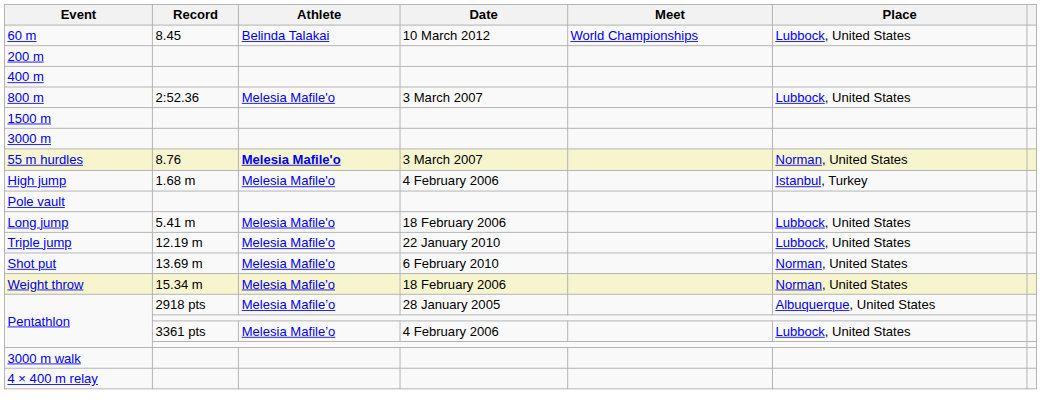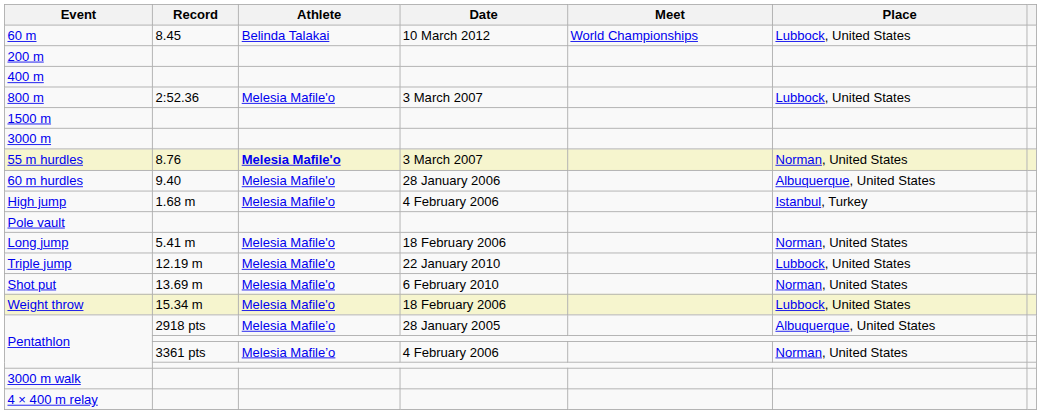+ row: (45, 181)
(843, 222) Lubbock, United States -> (842, 243) Norman, United States
(842, 284) Norman, United States -> (843, 305) Lubbock, United States
(843, 331) Lubbock, United States -> (842, 352) Norman, United States
